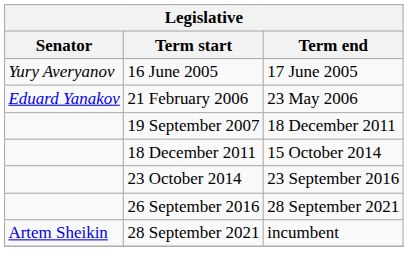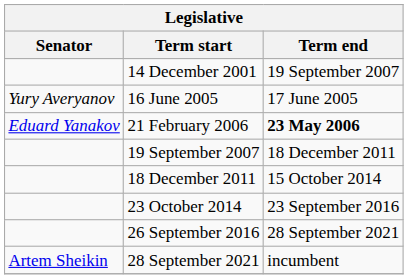+ row: (192, 71)
(313, 98) normal -> (313, 125) bold
